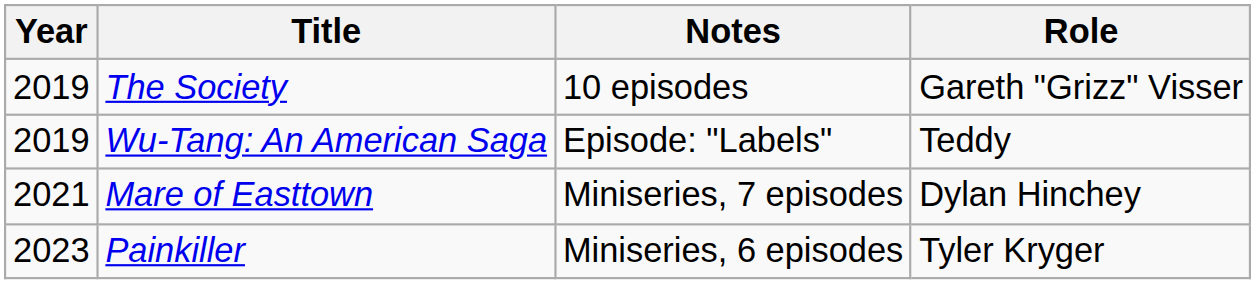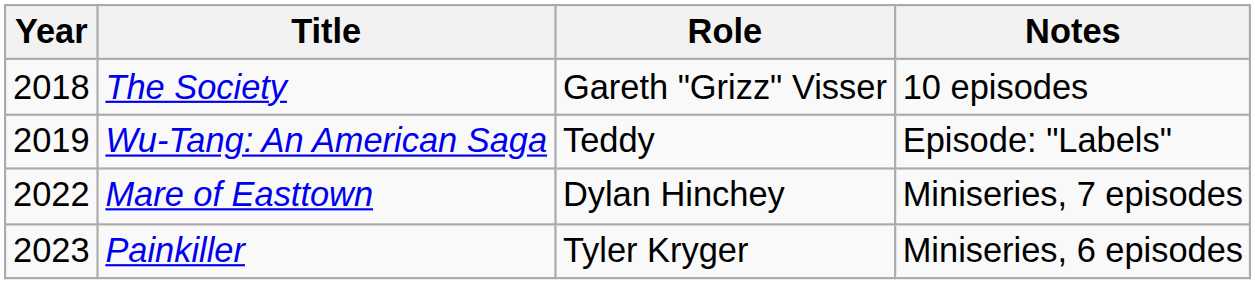columns swapped: (1081, 31) <-> (733, 31)
(51, 86) 2019 -> (51, 86) 2018
(51, 195) 2021 -> (51, 195) 2022
